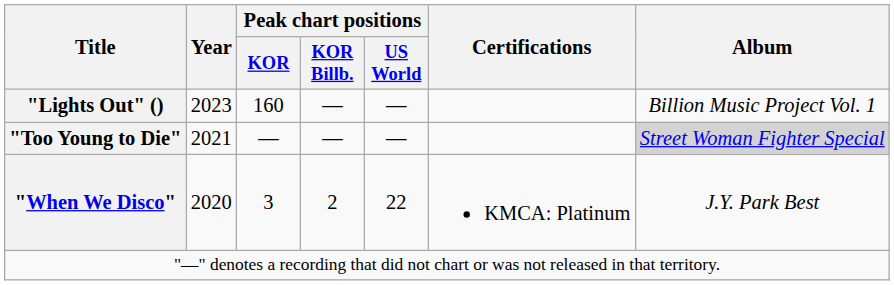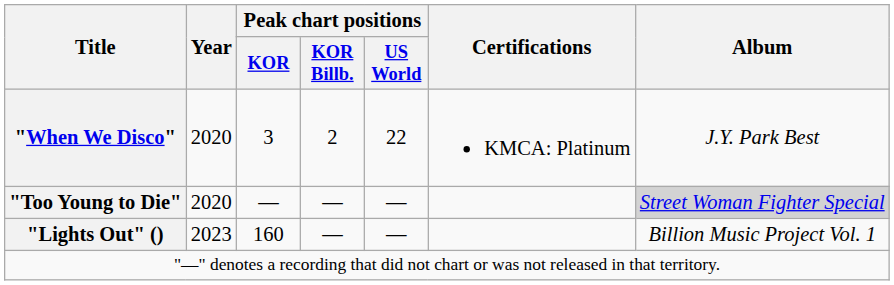rows swapped: (95, 202) <-> (95, 105)
(211, 137) 2021 -> (211, 201) 2020
